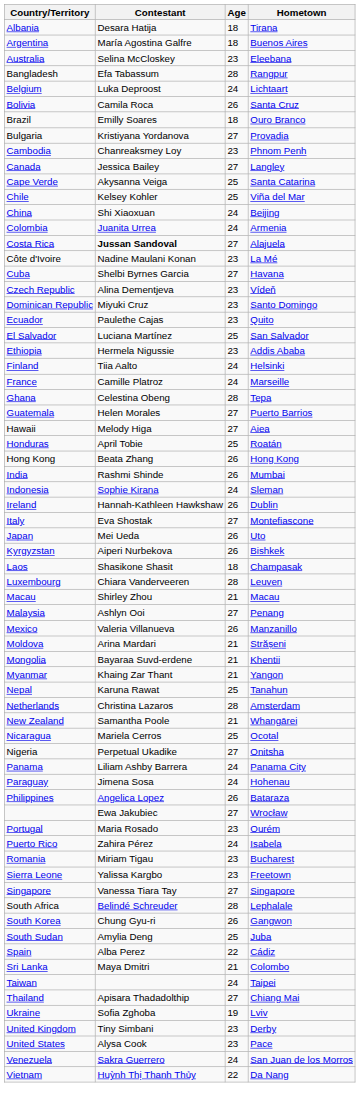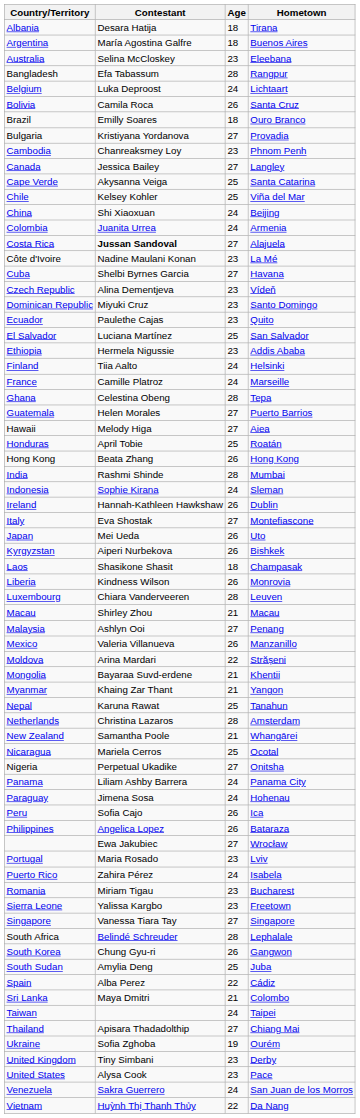(233, 474) 26 -> (233, 474) 28
+ row: (21, 582)
(233, 644) 21 -> (233, 659) 22
+ row: (17, 813)
(265, 828) Ourém -> (259, 859) Lviv
(259, 1013) Lviv -> (265, 1044) Ourém
